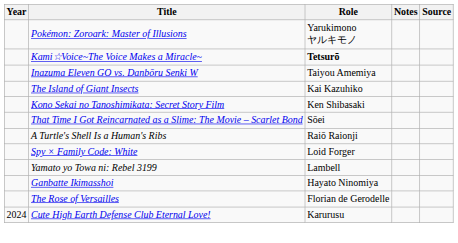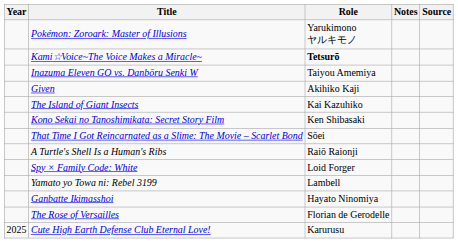+ row: (43, 88)
(17, 214) 2024 -> (17, 230) 2025
